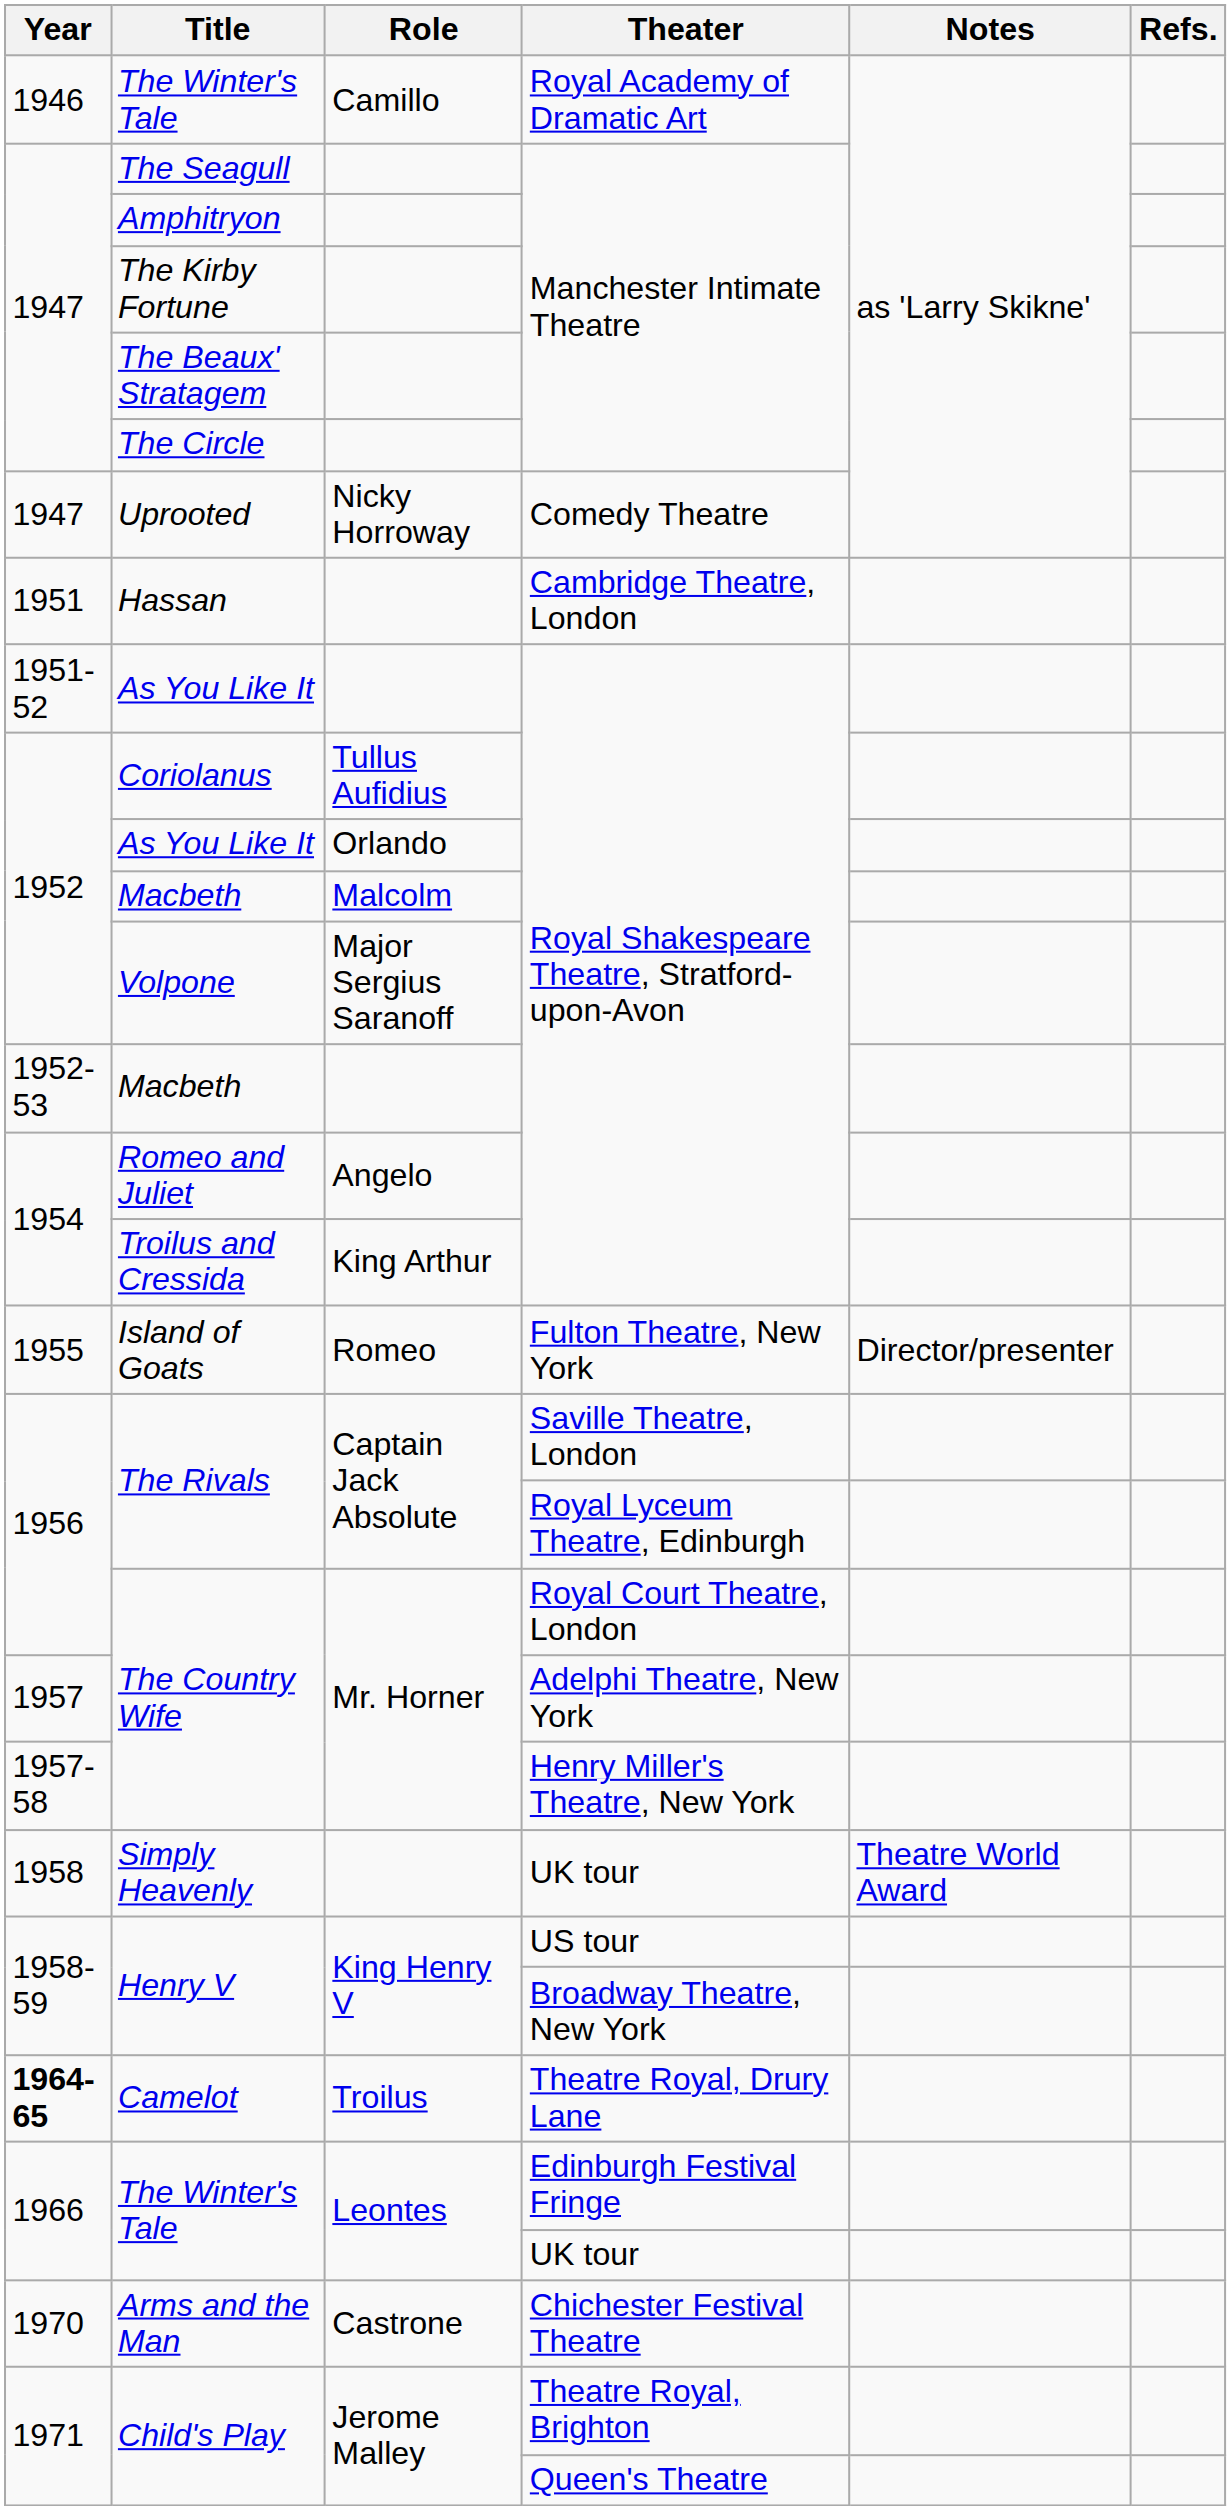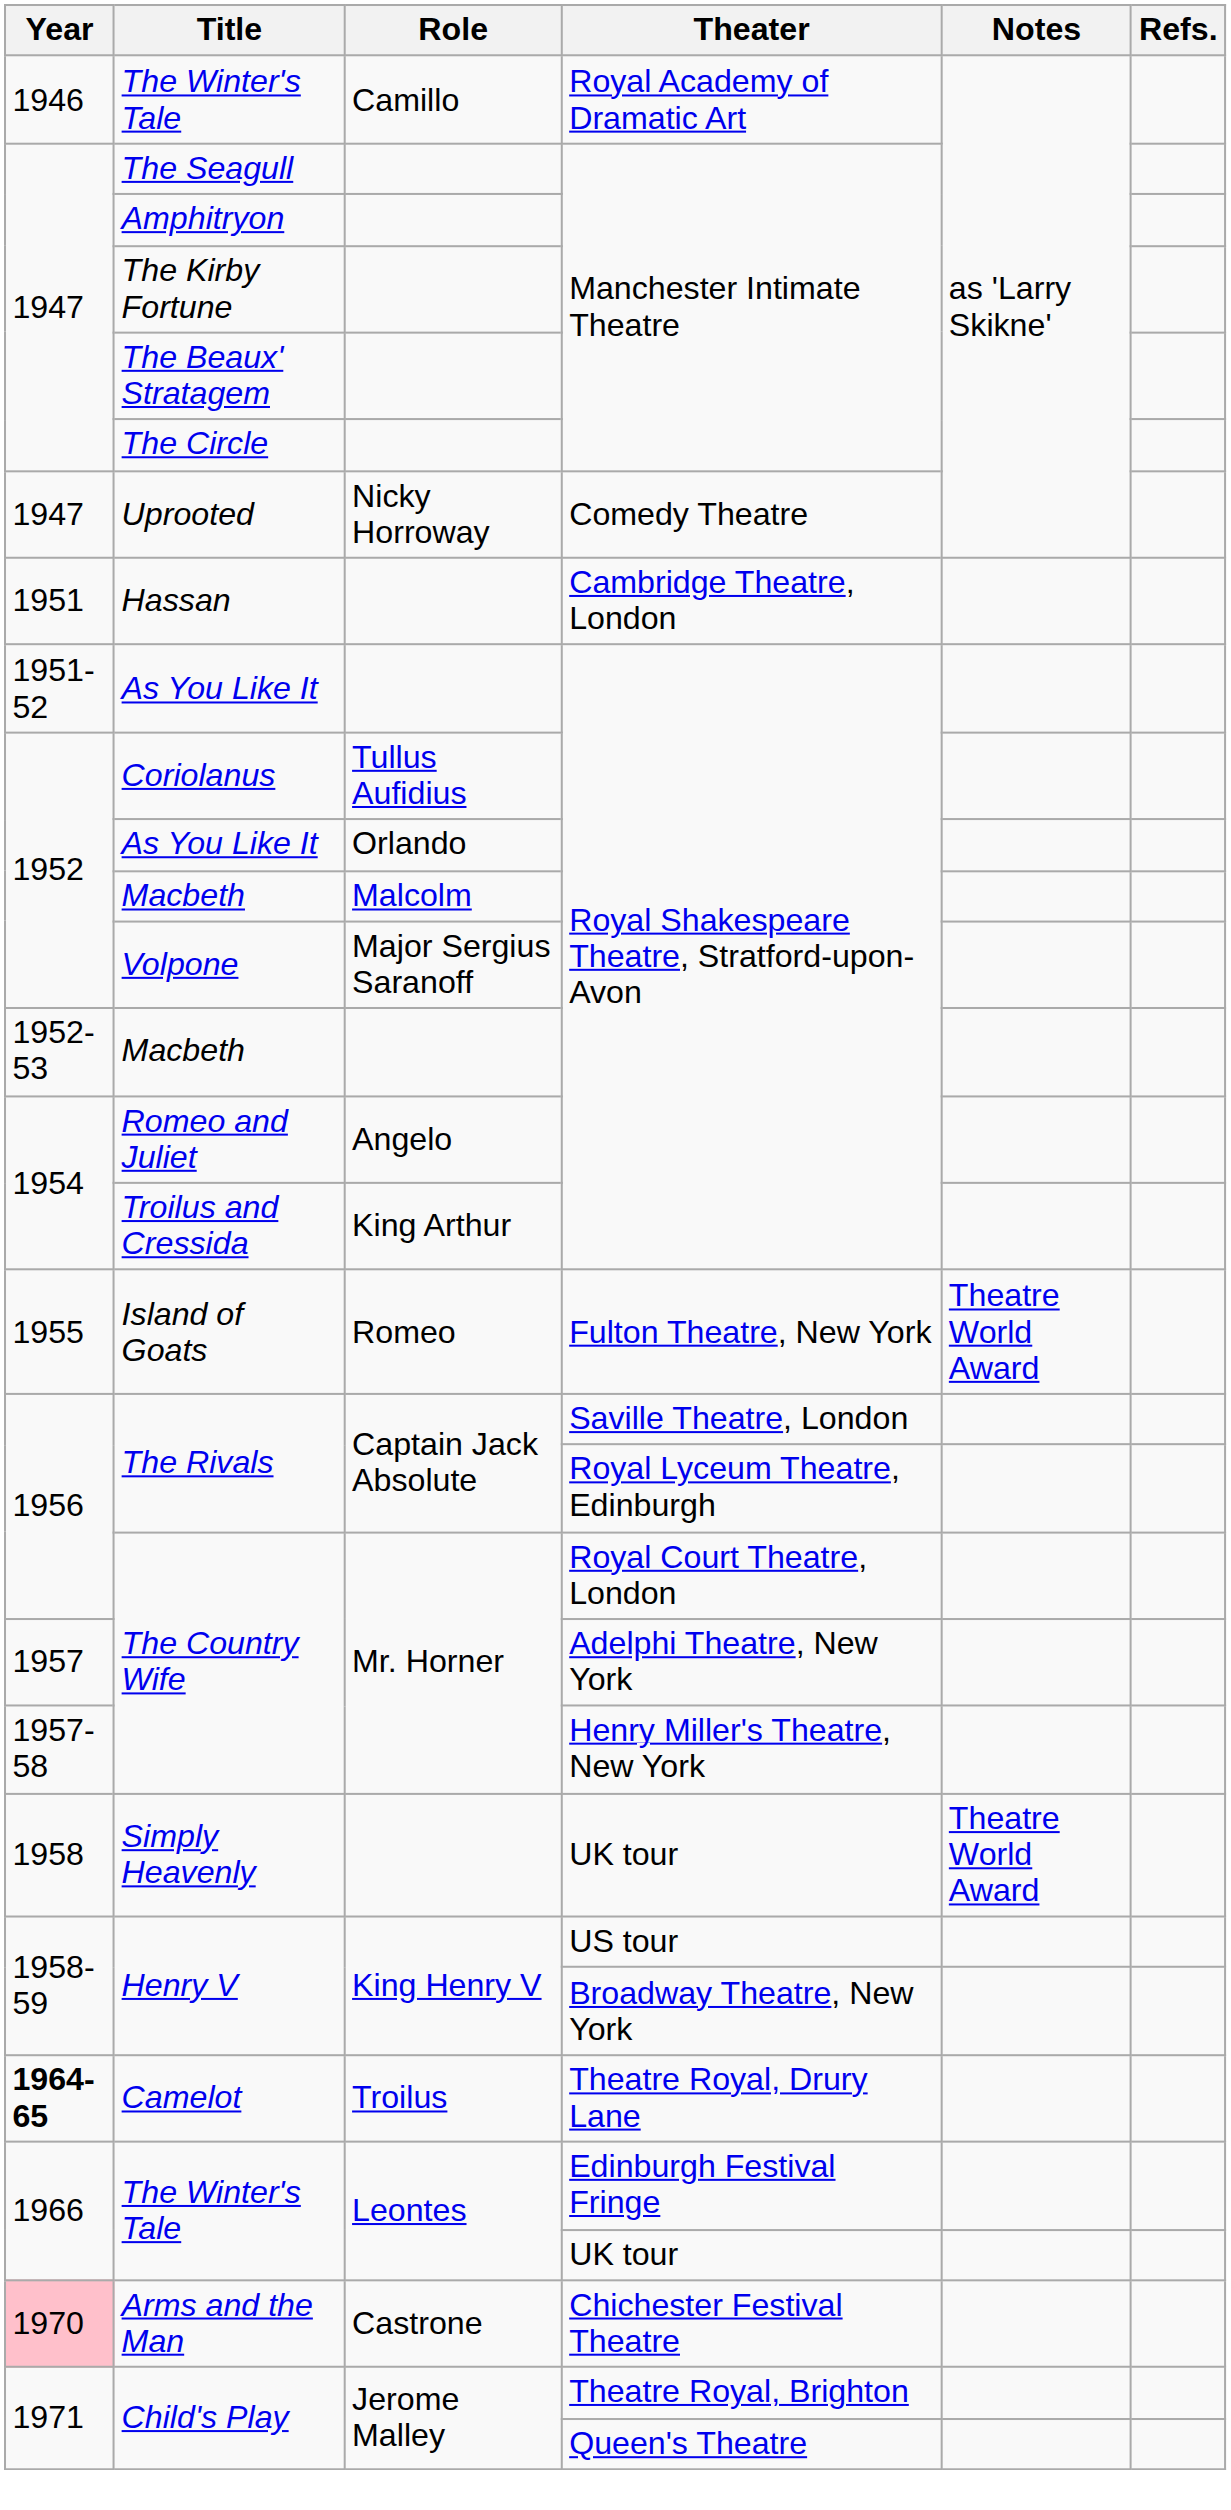(985, 1349) Director/presenter -> (1004, 1331) Theatre World Award
(48, 2323) no background -> (48, 2323) pink background
